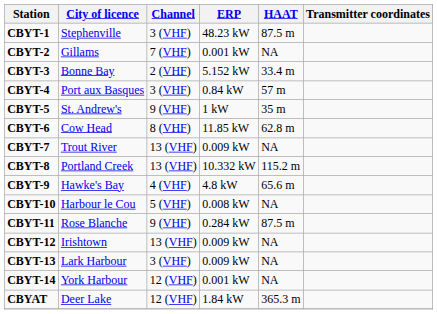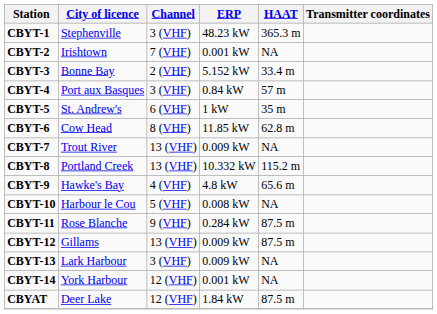(278, 33) 87.5 m -> (281, 33) 365.3 m
(80, 52) Gillams -> (84, 52) Irishtown
(170, 109) 9 (VHF) -> (170, 109) 6 (VHF)
(84, 242) Irishtown -> (80, 242) Gillams
(270, 242) NA -> (278, 242) 87.5 m
(281, 299) 365.3 m -> (278, 299) 87.5 m
